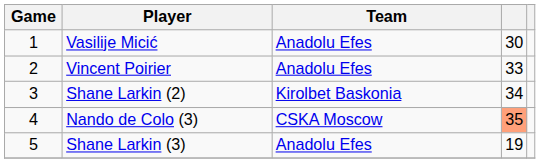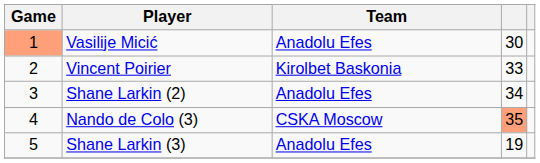(33, 42) no background -> (33, 42) lightsalmon background
(324, 68) Anadolu Efes -> (339, 68) Kirolbet Baskonia
(339, 94) Kirolbet Baskonia -> (324, 94) Anadolu Efes
